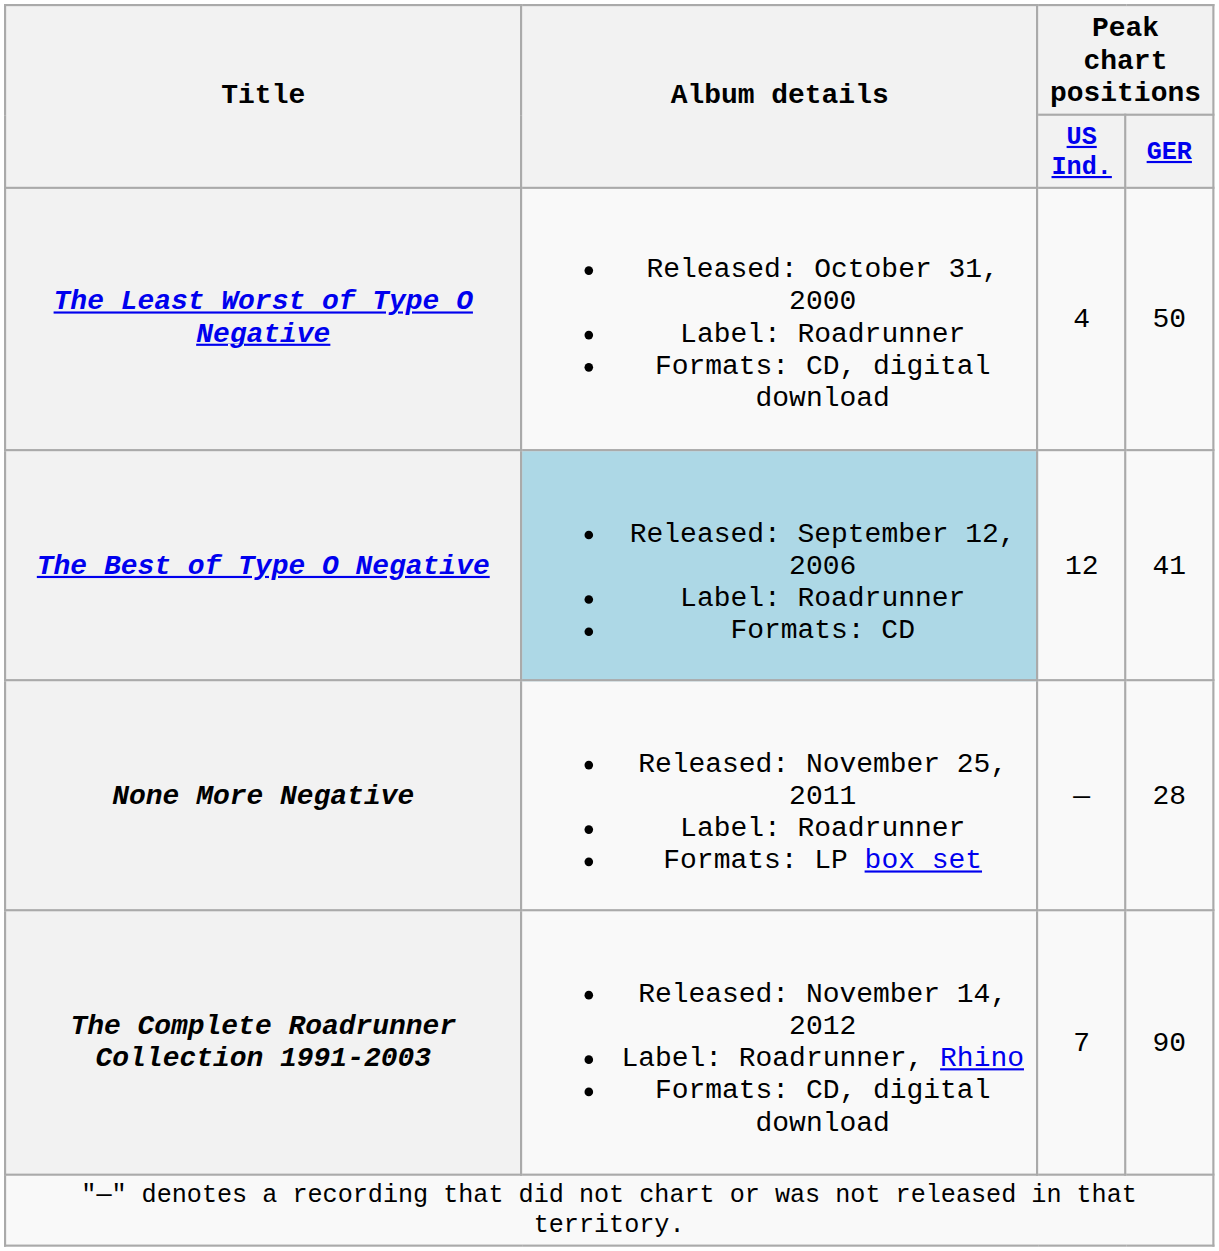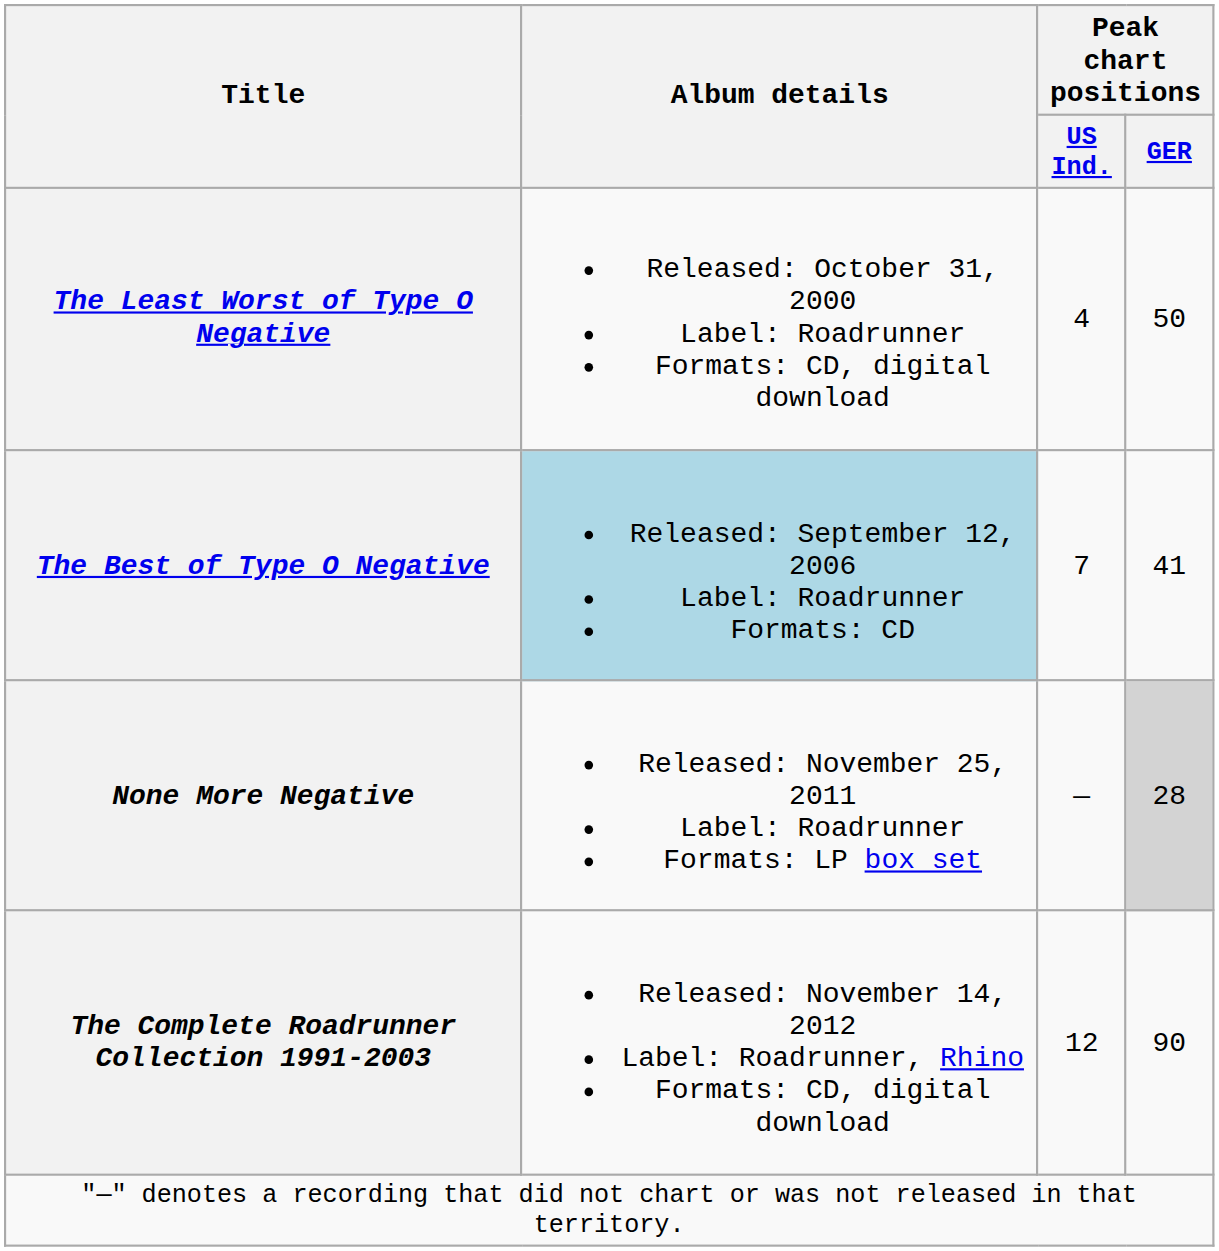(1082, 565) 12 -> (1082, 565) 7
(1169, 796) no background -> (1169, 796) lightgrey background
(1082, 1042) 7 -> (1082, 1042) 12
